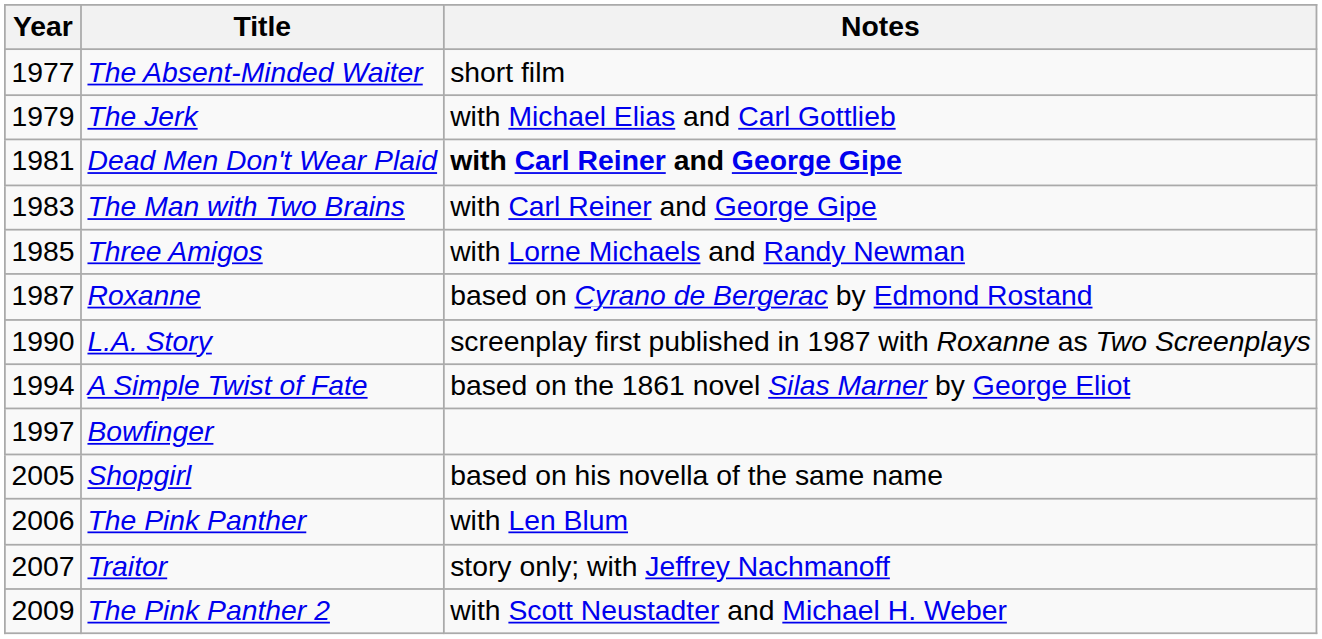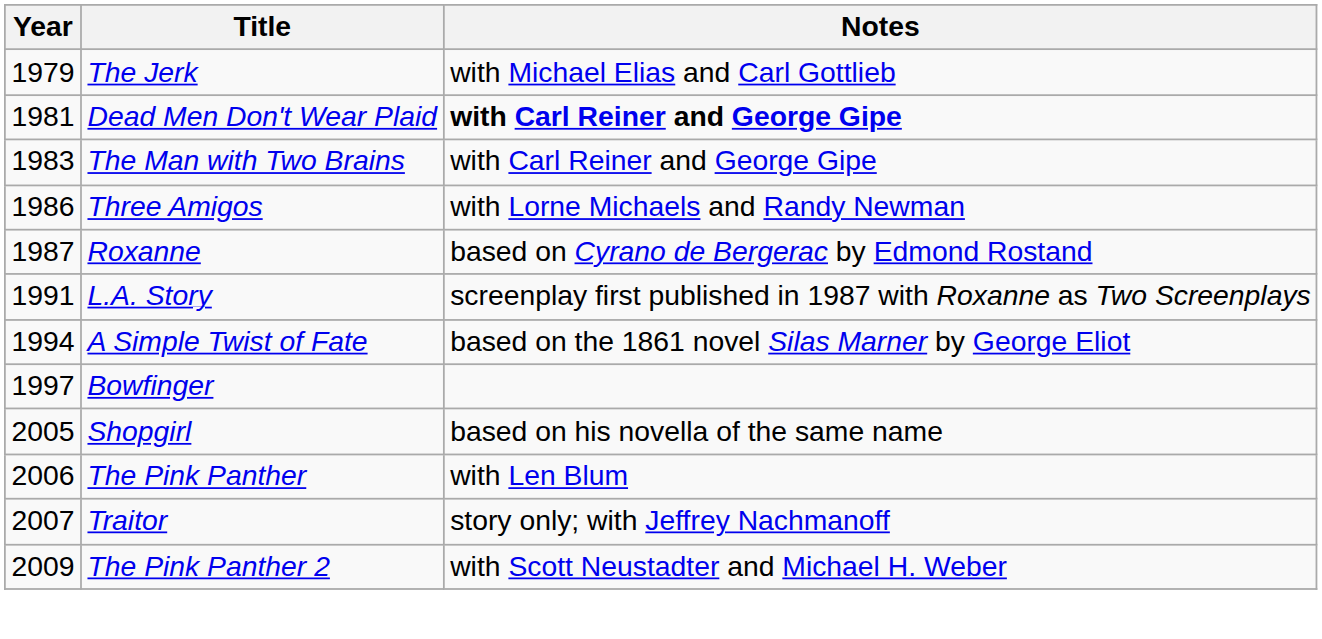- row: (255, 71)
(43, 251) 1985 -> (43, 206) 1986
(43, 341) 1990 -> (43, 296) 1991
